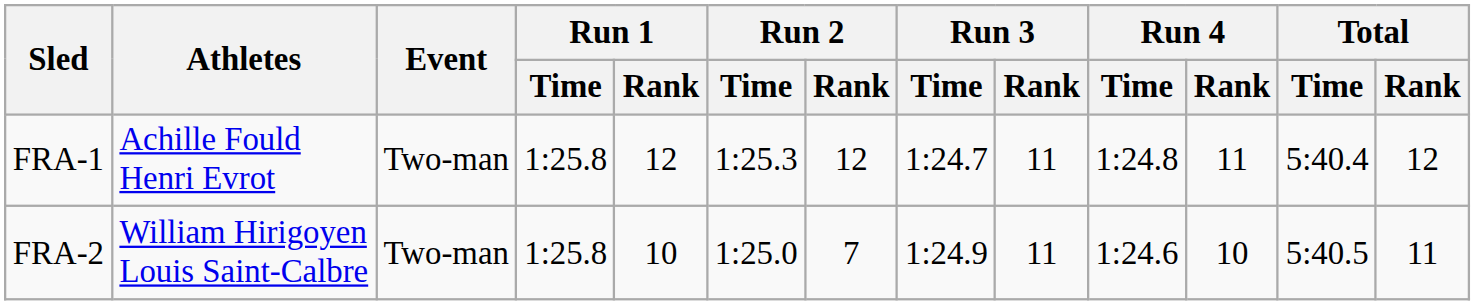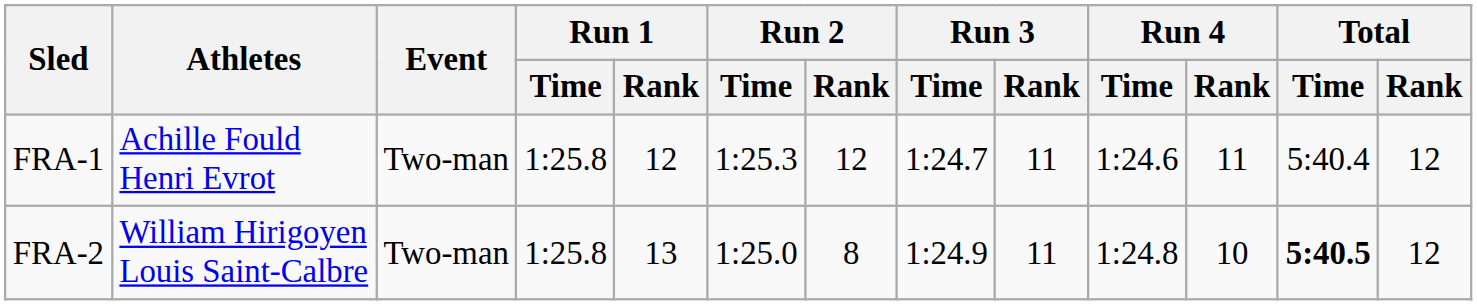(1137, 159) 1:24.8 -> (1137, 159) 1:24.6
(661, 252) 10 -> (661, 252) 13
(851, 252) 7 -> (851, 252) 8
(1137, 252) 1:24.6 -> (1137, 252) 1:24.8
(1327, 252) normal -> (1328, 252) bold
(1422, 252) 11 -> (1424, 252) 12
